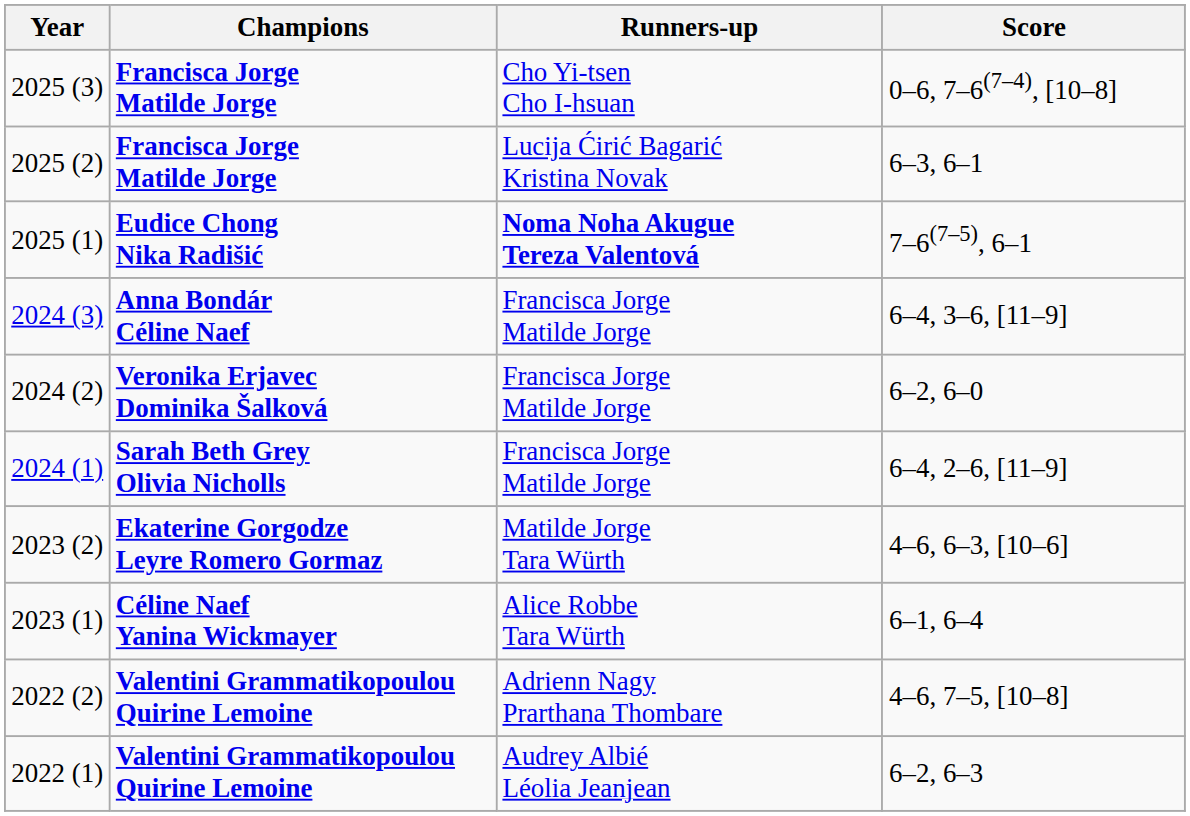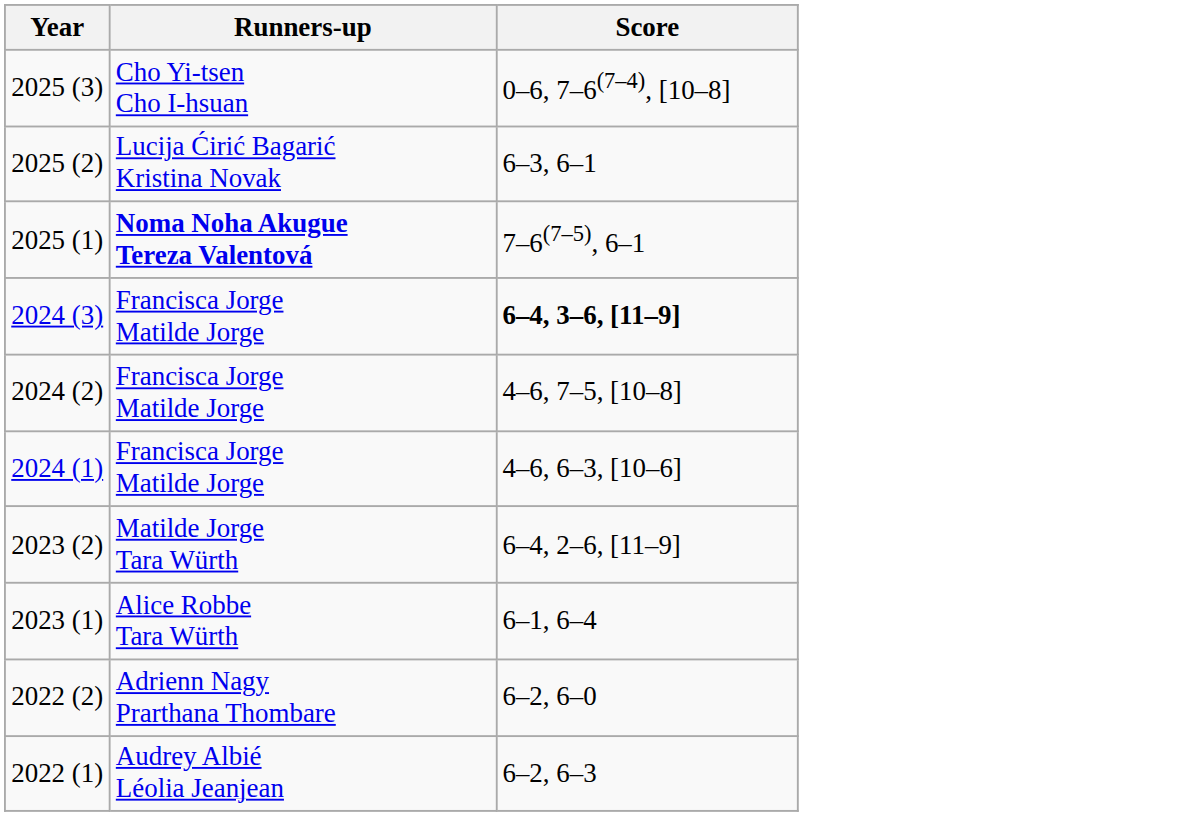- column: (303, 27)
(978, 316) normal -> (591, 316) bold
(936, 392) 6–2, 6–0 -> (592, 392) 4–6, 7–5, [10–8]
(978, 468) 6–4, 2–6, [11–9] -> (592, 468) 4–6, 6–3, [10–6]
(979, 544) 4–6, 6–3, [10–6] -> (592, 544) 6–4, 2–6, [11–9]
(979, 697) 4–6, 7–5, [10–8] -> (550, 697) 6–2, 6–0
